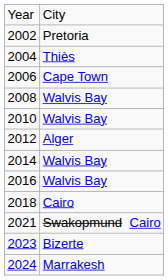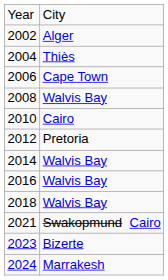(66, 35) Pretoria -> (58, 35) Alger
(75, 118) Walvis Bay -> (58, 118) Cairo
(58, 139) Alger -> (66, 139) Pretoria
(58, 202) Cairo -> (75, 202) Walvis Bay
